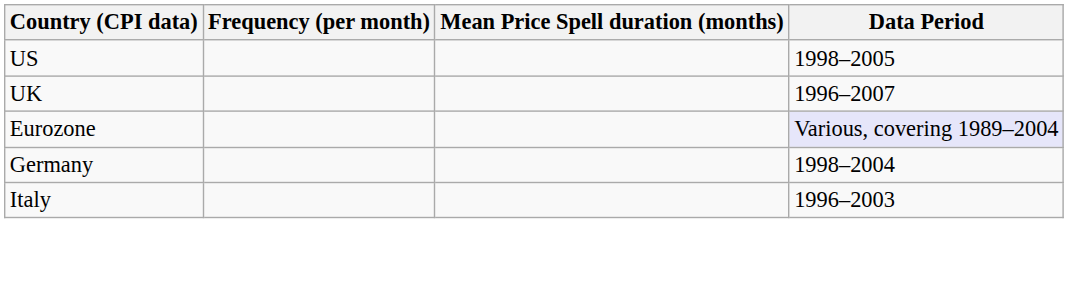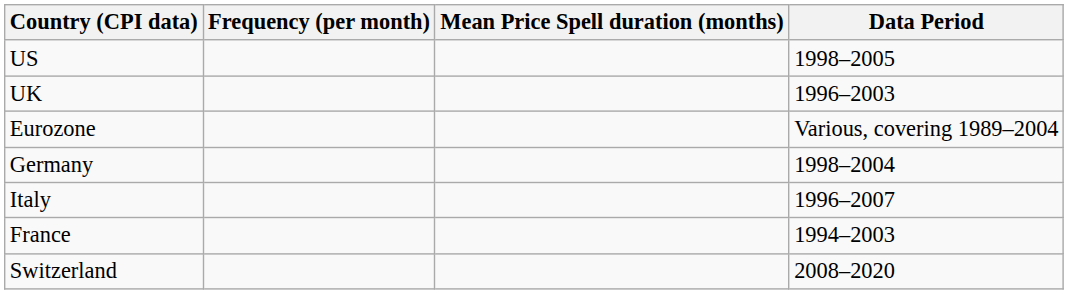(845, 93) 1996–2007 -> (845, 93) 1996–2003
(926, 128) lavender background -> (926, 128) no background
(845, 199) 1996–2003 -> (845, 199) 1996–2007
+ row: (40, 235)
+ row: (63, 270)
